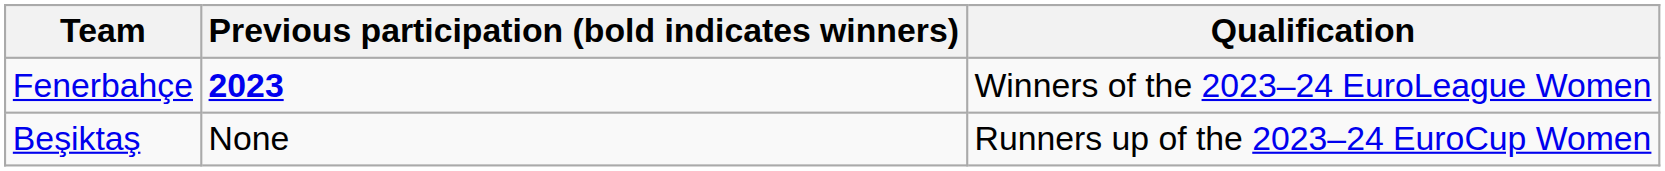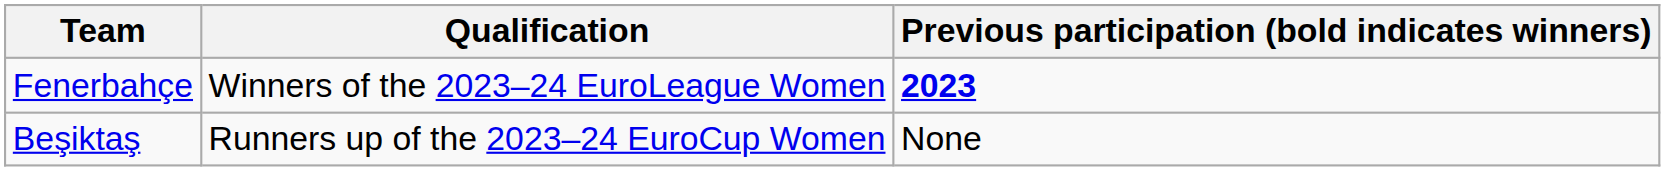columns swapped: (1313, 31) <-> (584, 31)
